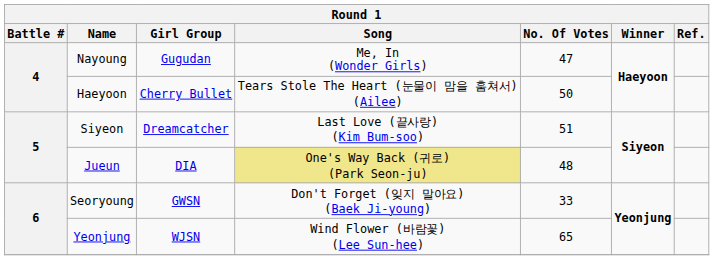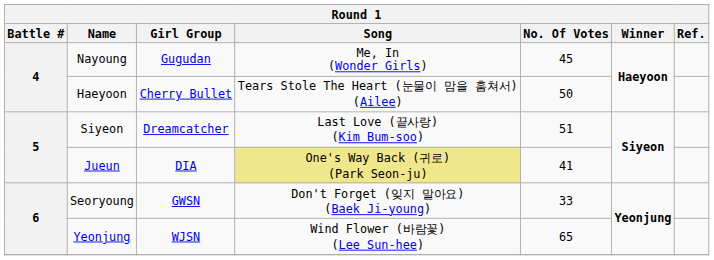(566, 59) 47 -> (566, 59) 45
(566, 165) 48 -> (566, 165) 41
